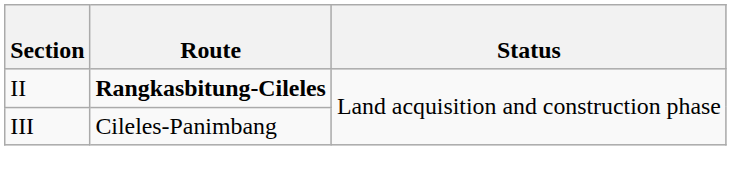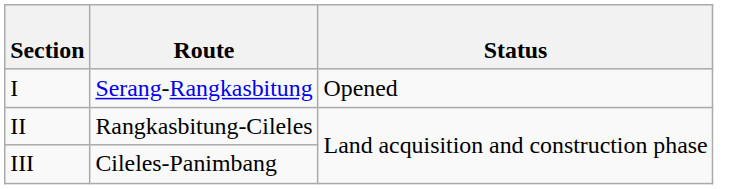+ row: (14, 88)
(211, 88) bold -> (204, 125) normal
